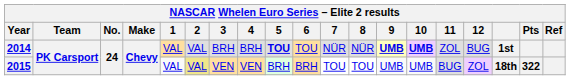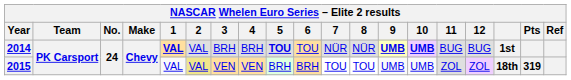(173, 48) normal -> (173, 48) bold
(450, 48) ZOL -> (451, 48) BUG
(450, 66) BUG -> (451, 66) ZOL
(531, 66) 322 -> (532, 66) 319
